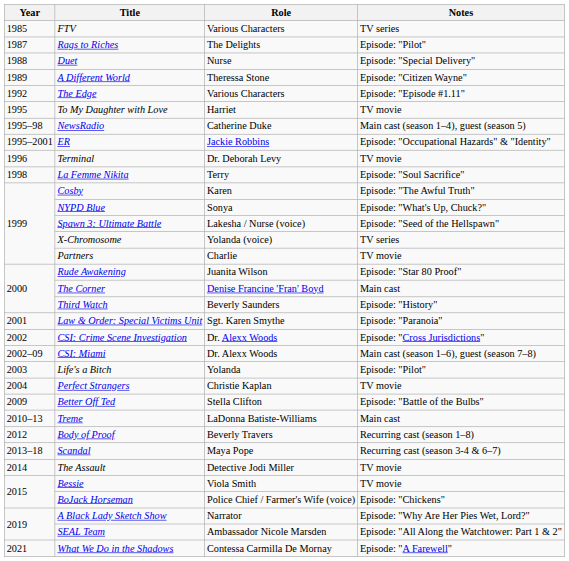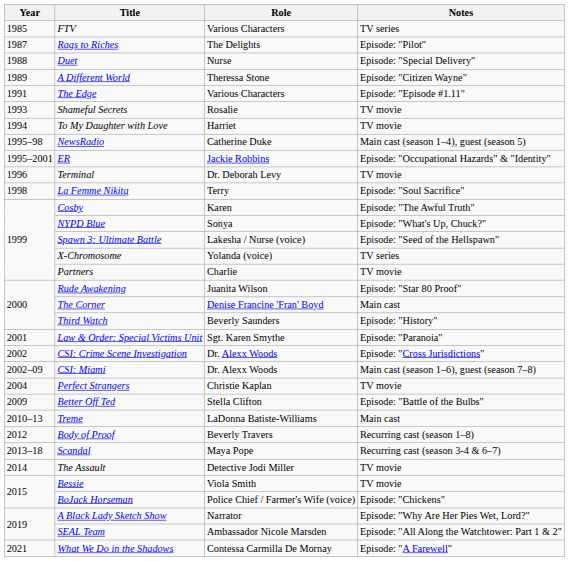(17, 93) 1992 -> (17, 93) 1991
+ row: (92, 110)
(17, 110) 1995 -> (17, 126) 1994
- row: (84, 369)
